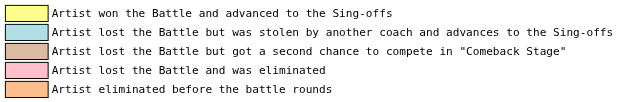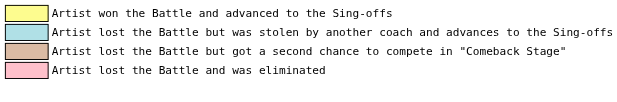- row: (192, 89)
